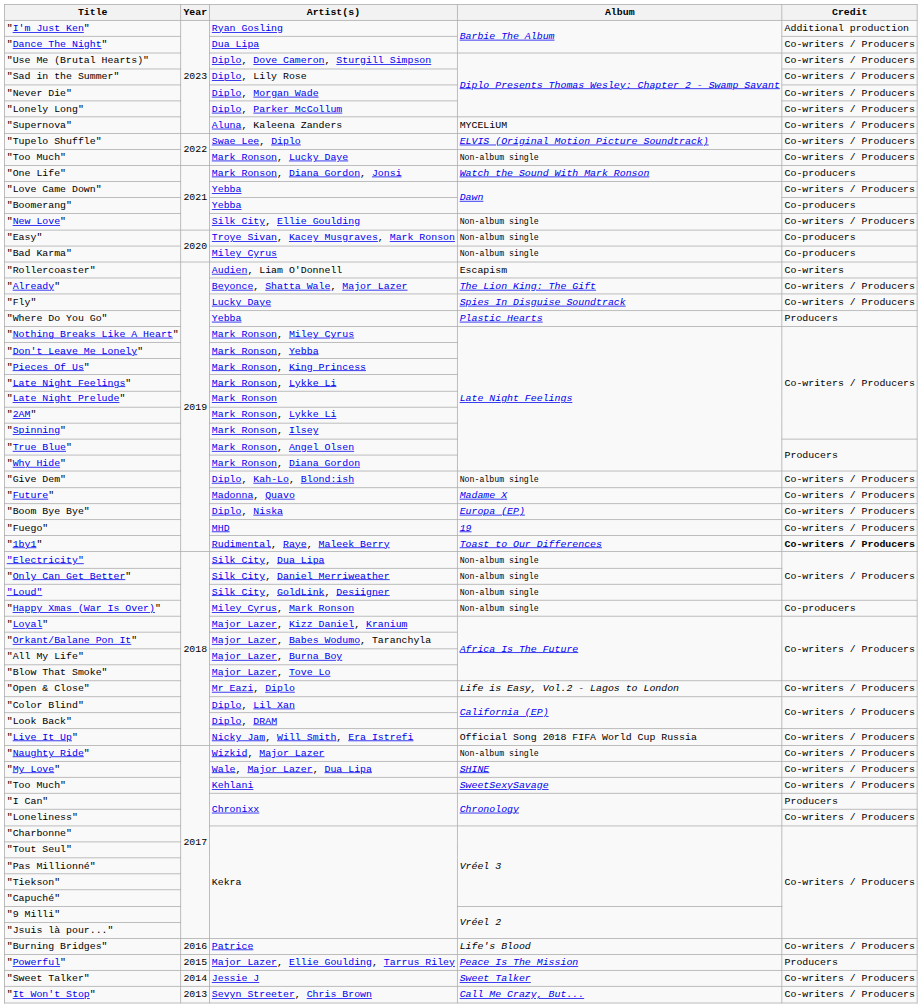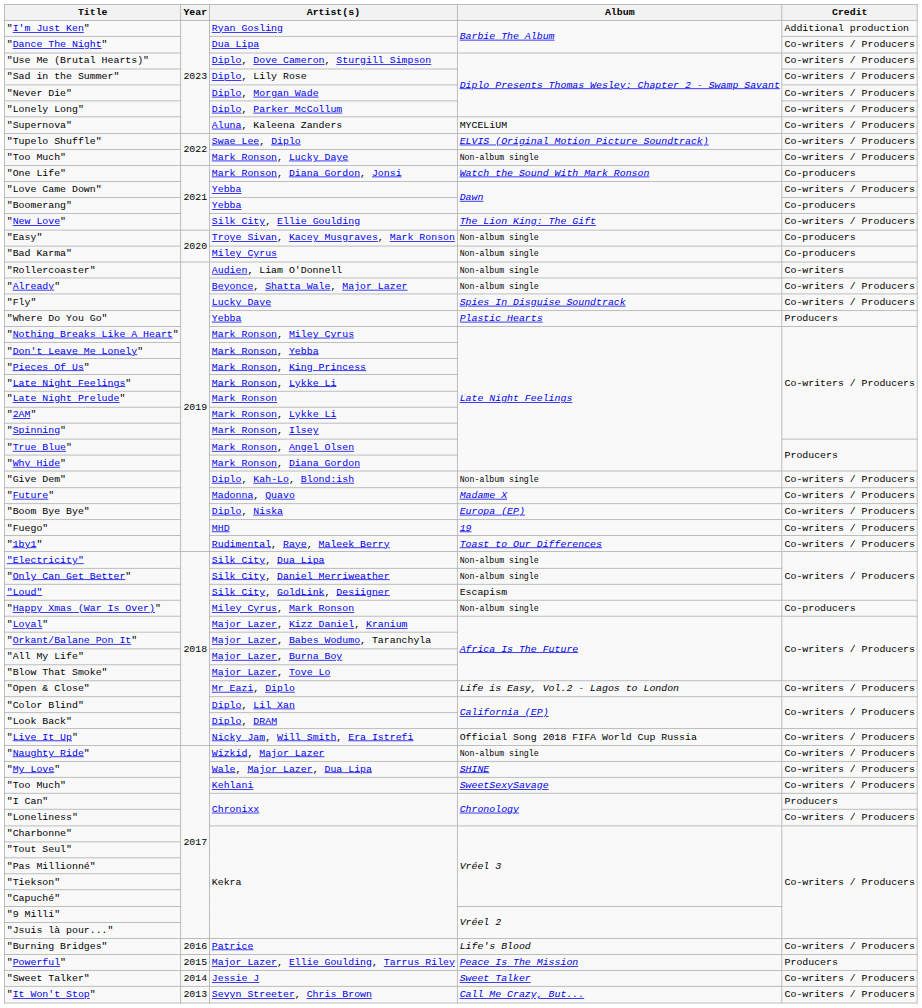(499, 222) Non-album single -> (528, 222) The Lion King: The Gift
(483, 270) Escapism -> (499, 270) Non-album single
(528, 286) The Lion King: The Gift -> (499, 287) Non-album single
(850, 544) bold -> (850, 544) normal
(499, 593) Non-album single -> (483, 592) Escapism
